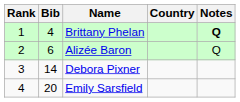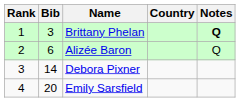(50, 32) 4 -> (50, 32) 3
